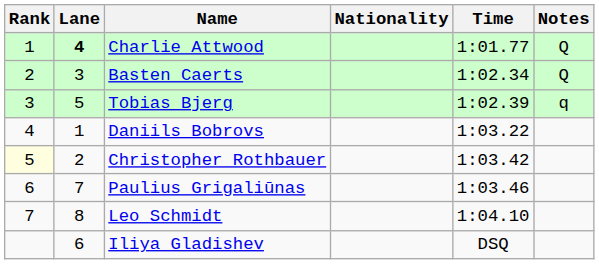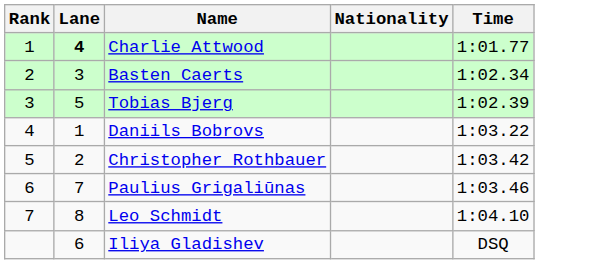- column: (564, 19)
(30, 160) lightyellow background -> (30, 160) no background
